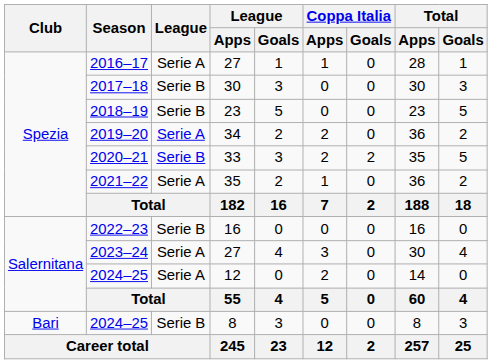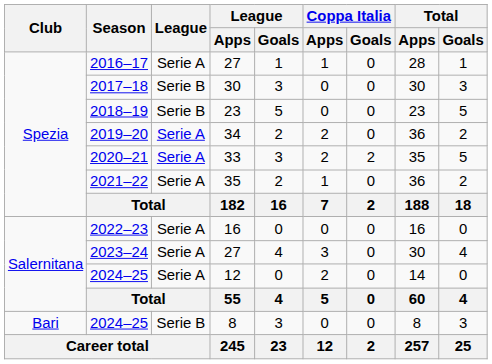(181, 157) Serie B -> (181, 157) Serie A
(181, 228) Serie B -> (181, 228) Serie A
